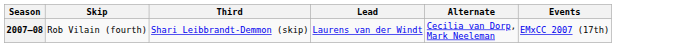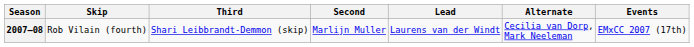+ column: (349, 11)
